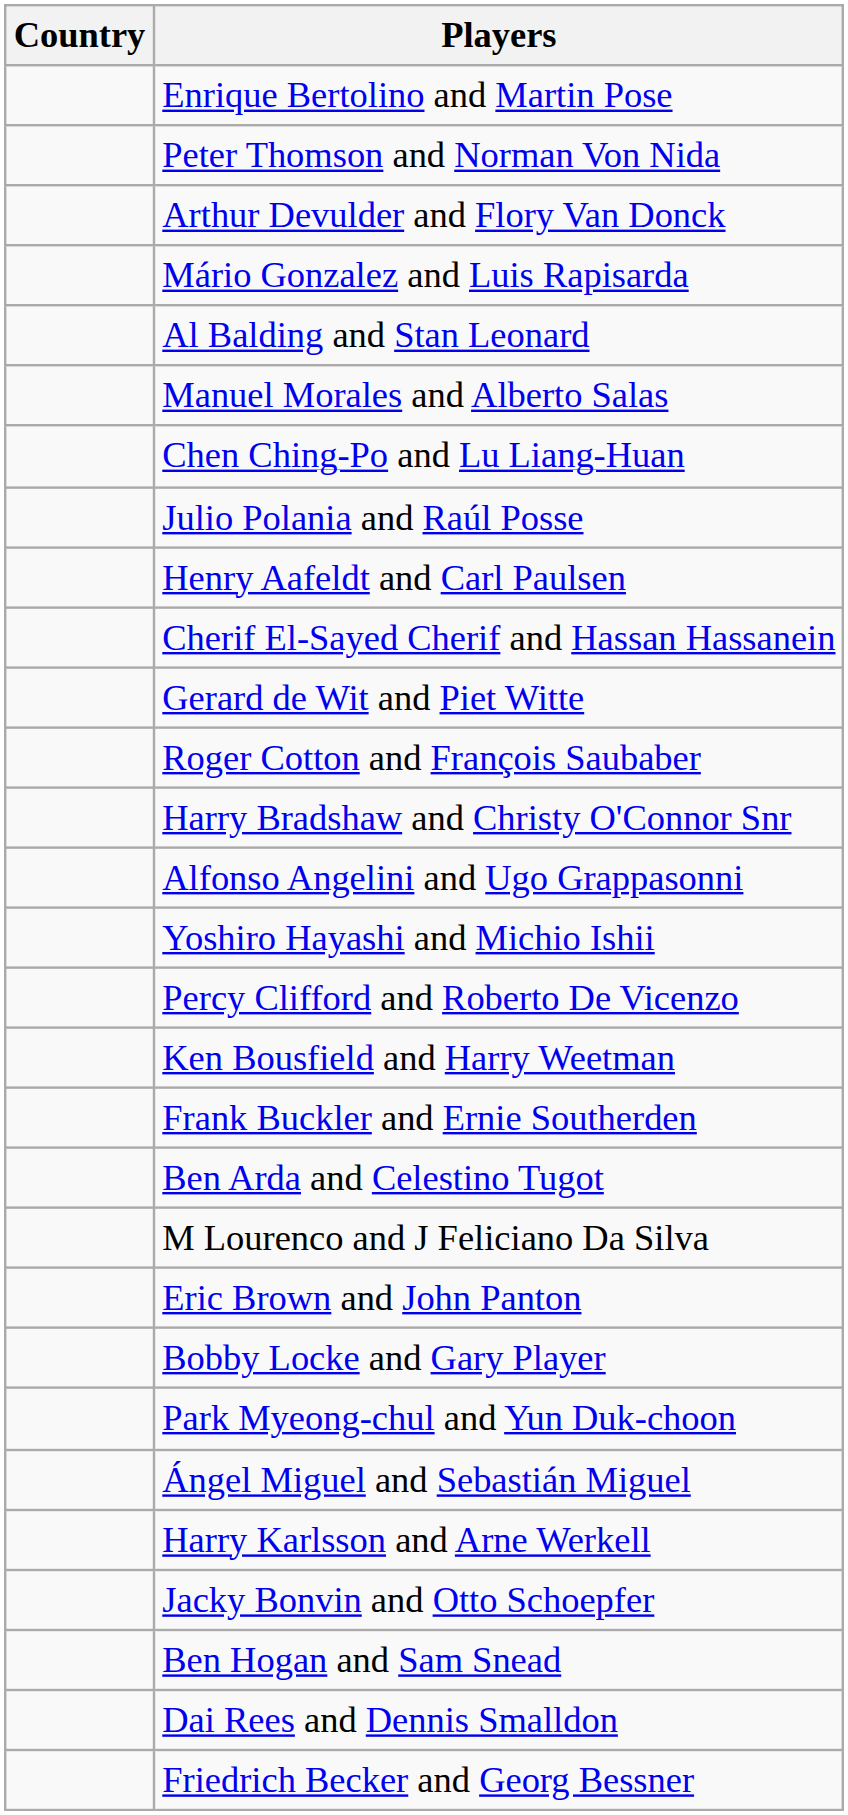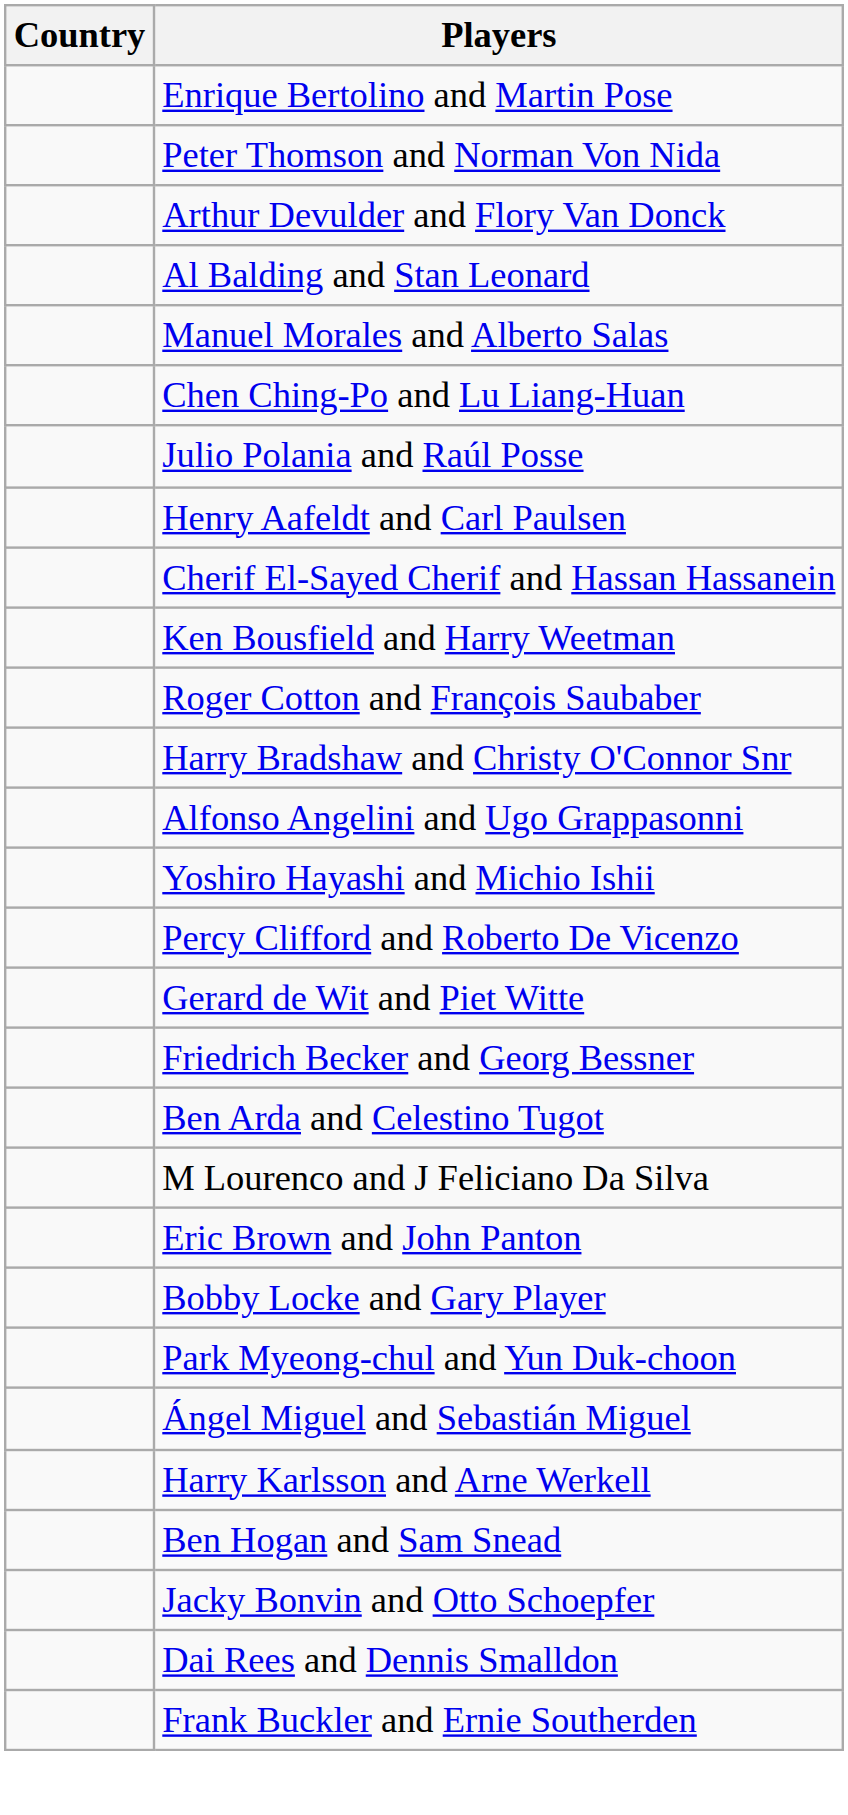- row: (425, 275)
rows swapped: (419, 1057) <-> (373, 696)
rows swapped: (430, 1117) <-> (428, 1779)
rows swapped: (408, 1598) <-> (362, 1658)
